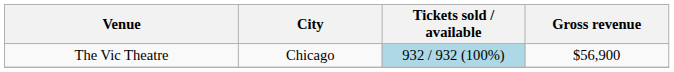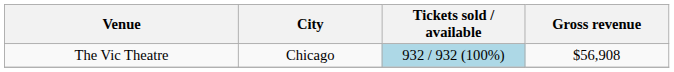(597, 55) $56,900 -> (597, 55) $56,908
